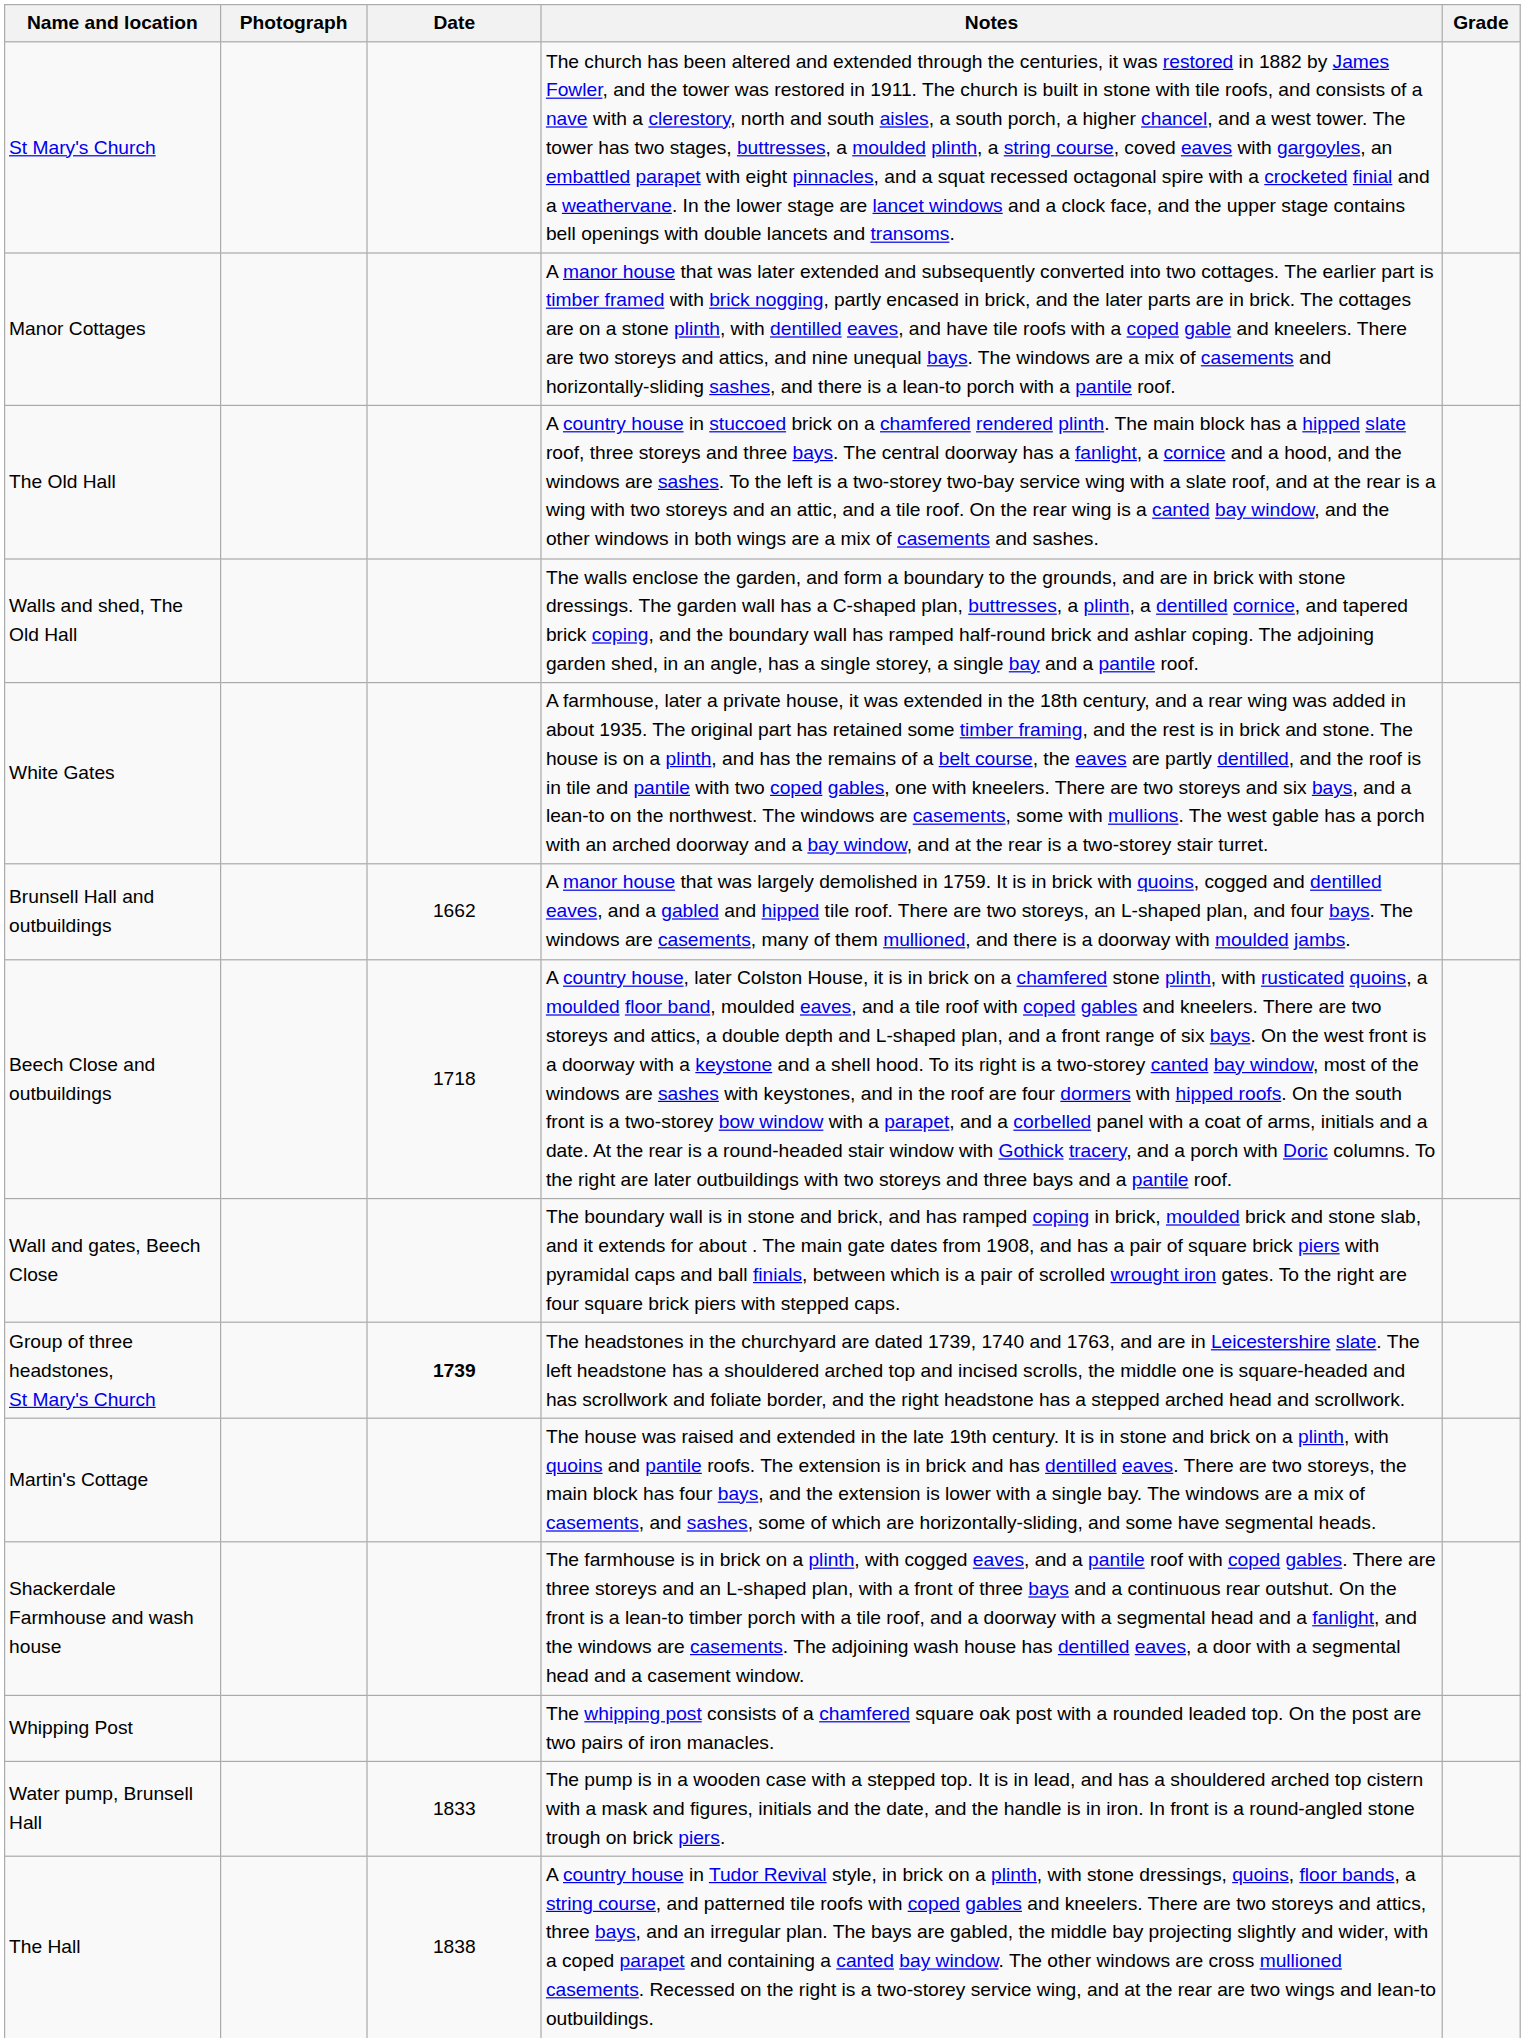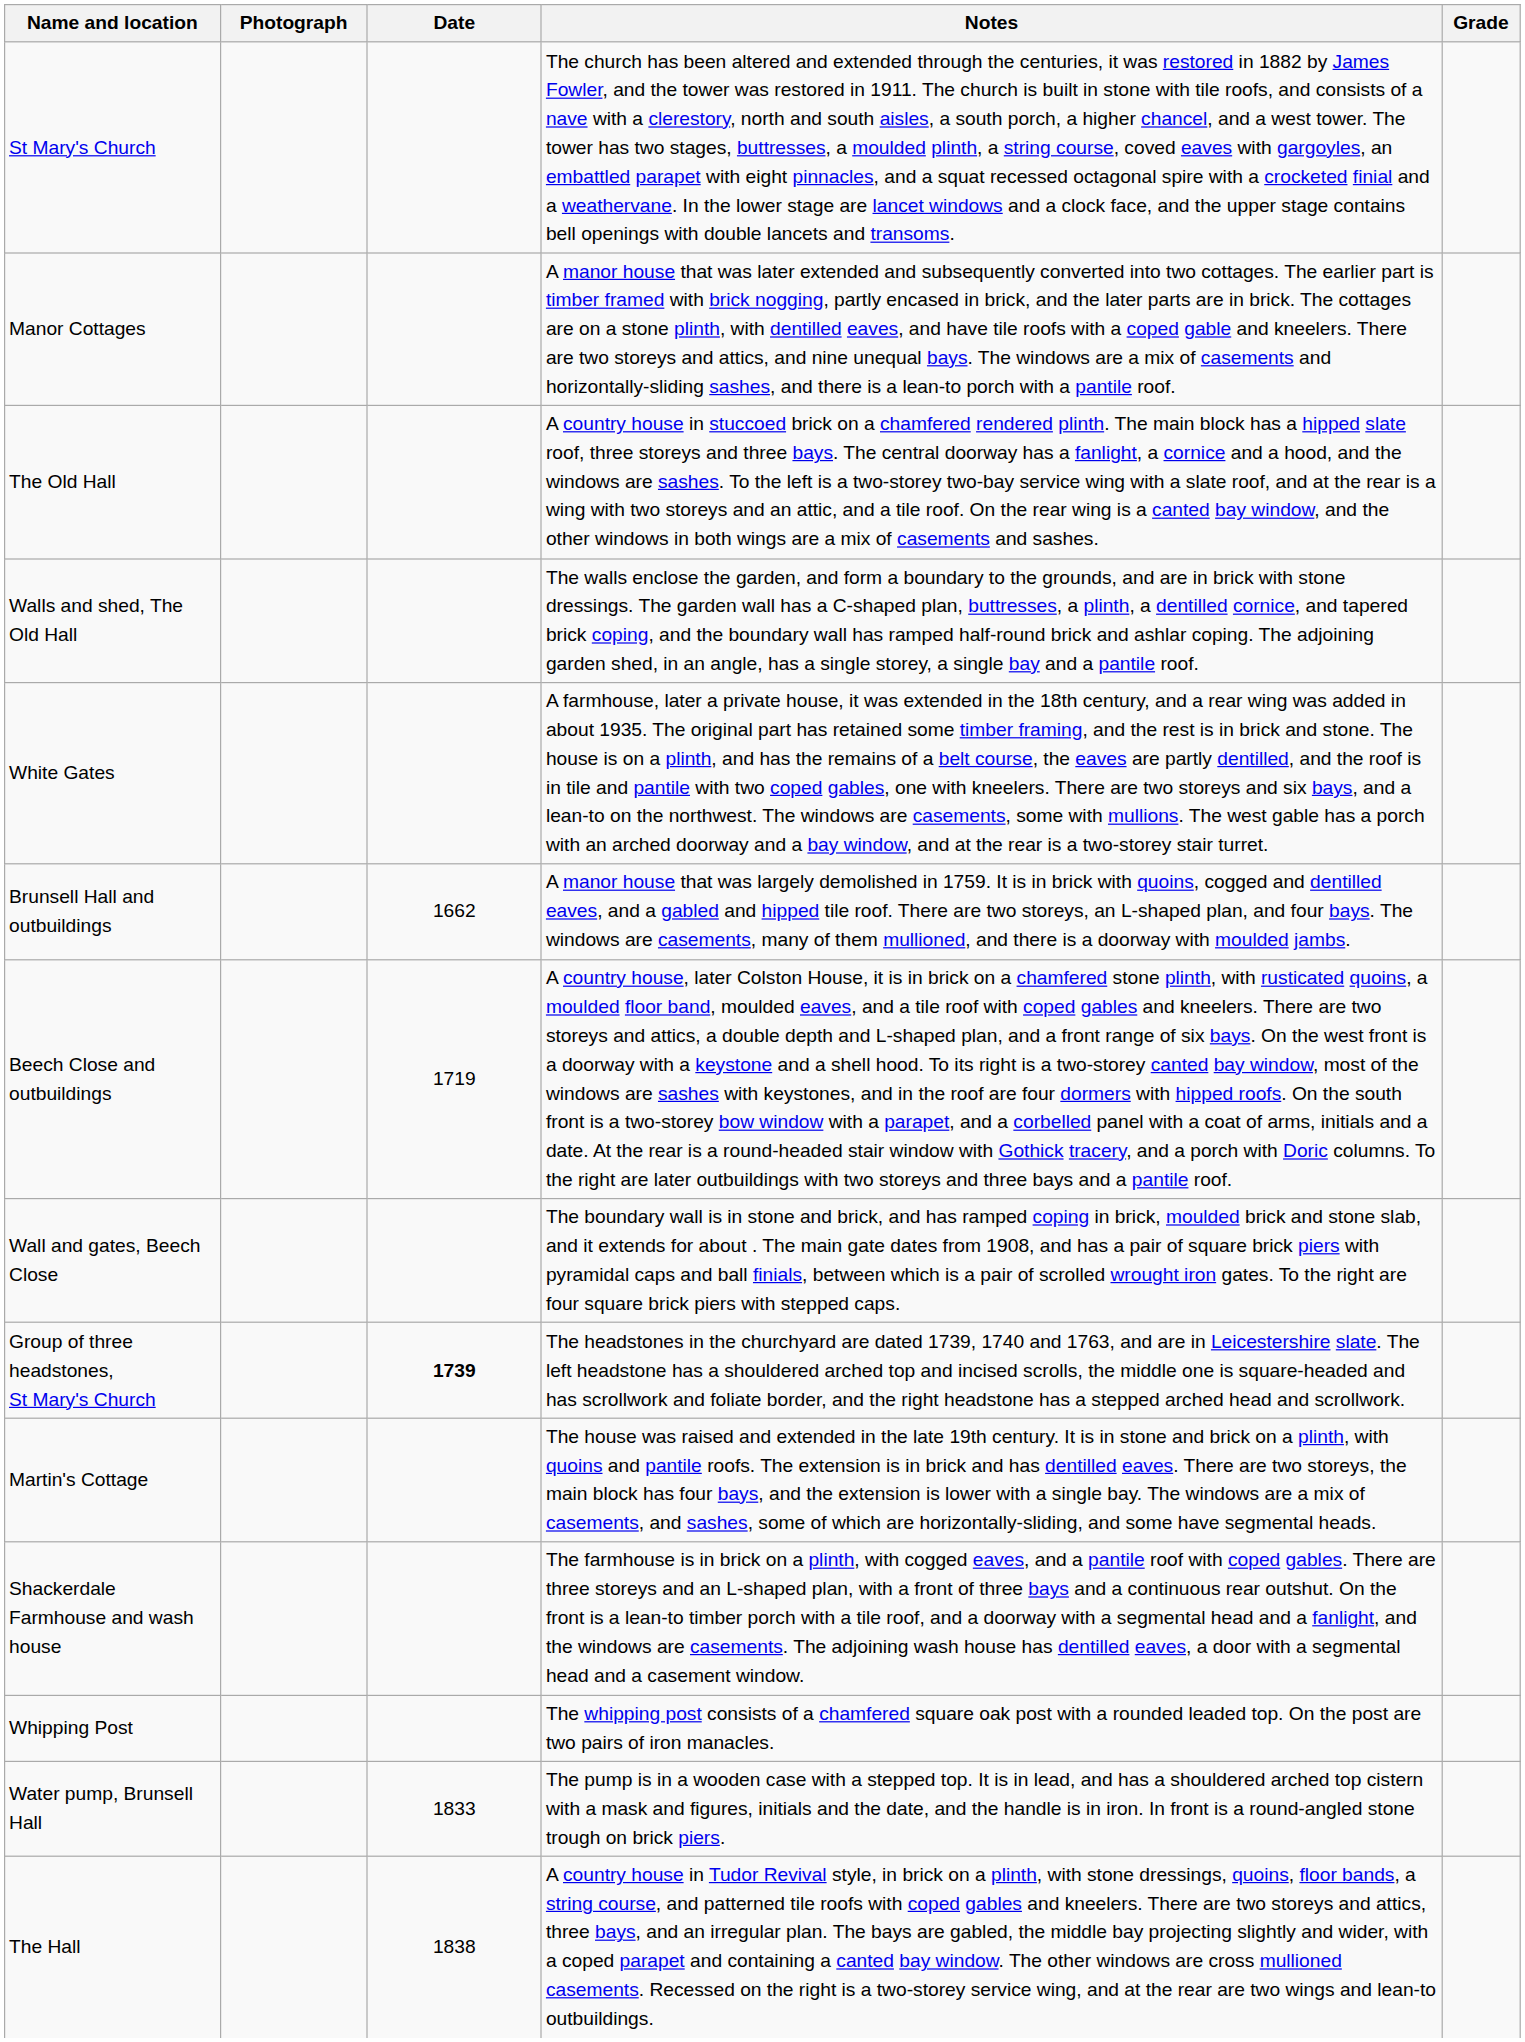(454, 1078) 1718 -> (454, 1078) 1719
